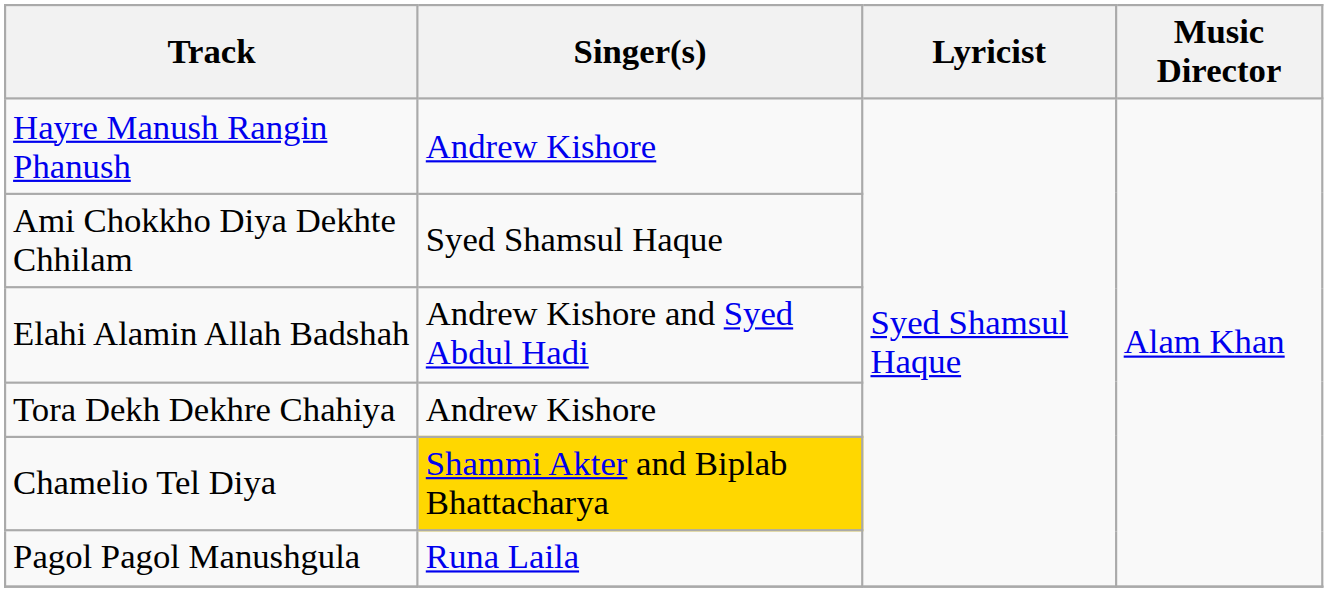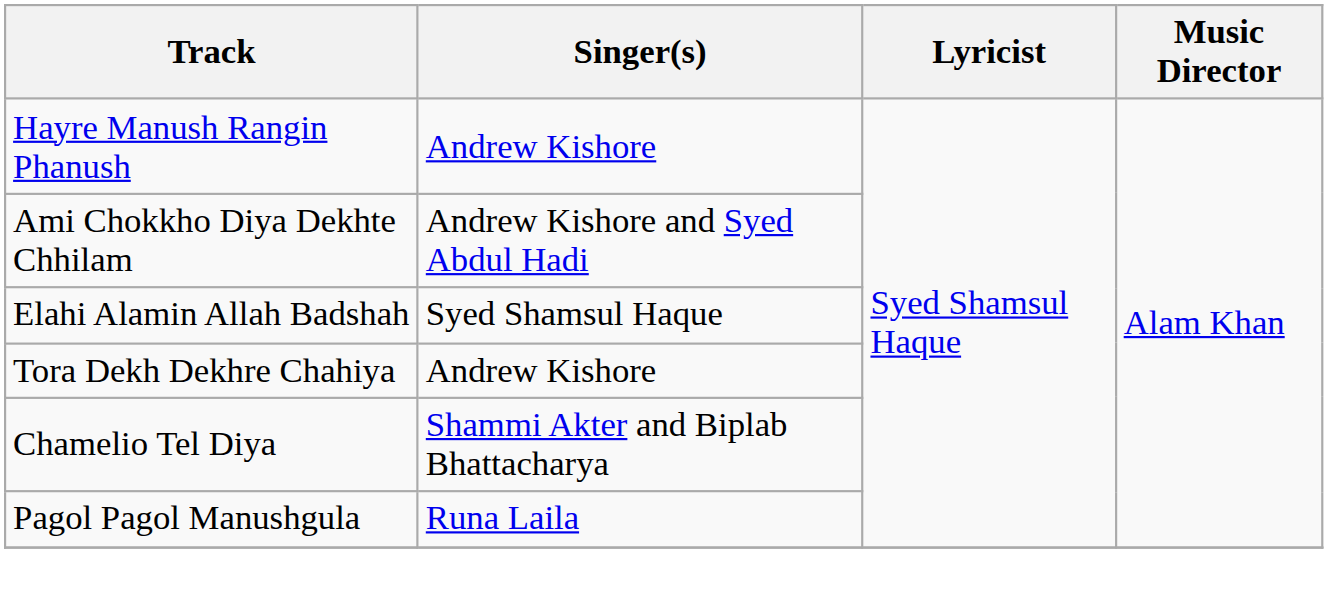(574, 239) Syed Shamsul Haque -> (609, 239) Andrew Kishore and Syed Abdul Hadi
(609, 333) Andrew Kishore and Syed Abdul Hadi -> (574, 314) Syed Shamsul Haque
(607, 483) gold background -> (607, 444) no background
